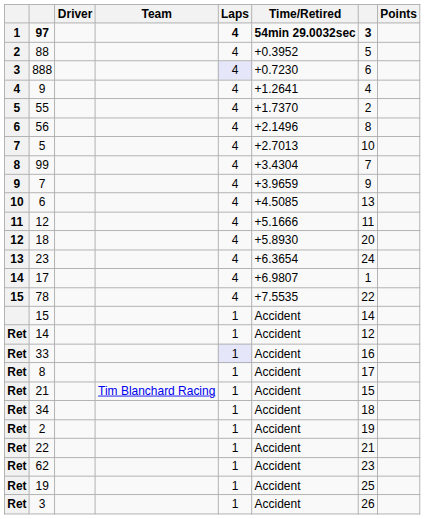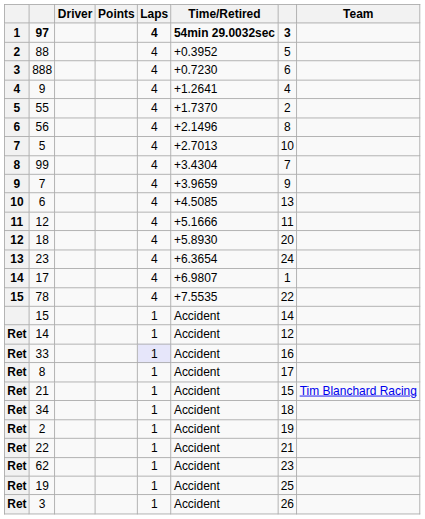columns swapped: (157, 13) <-> (399, 13)
(235, 70) lavender background -> (154, 70) no background
